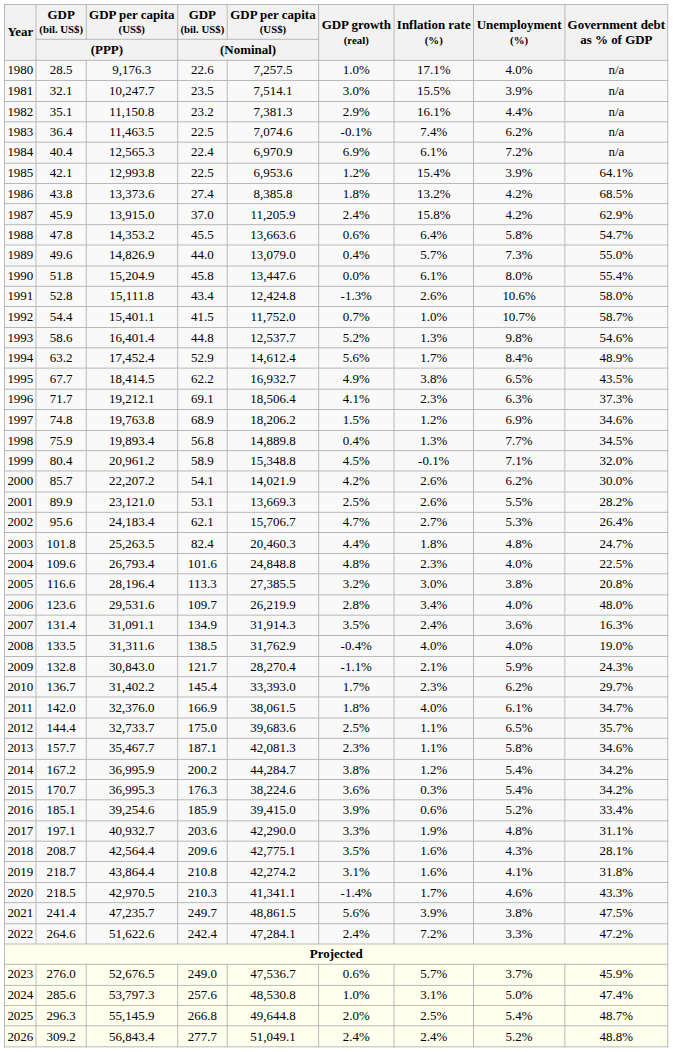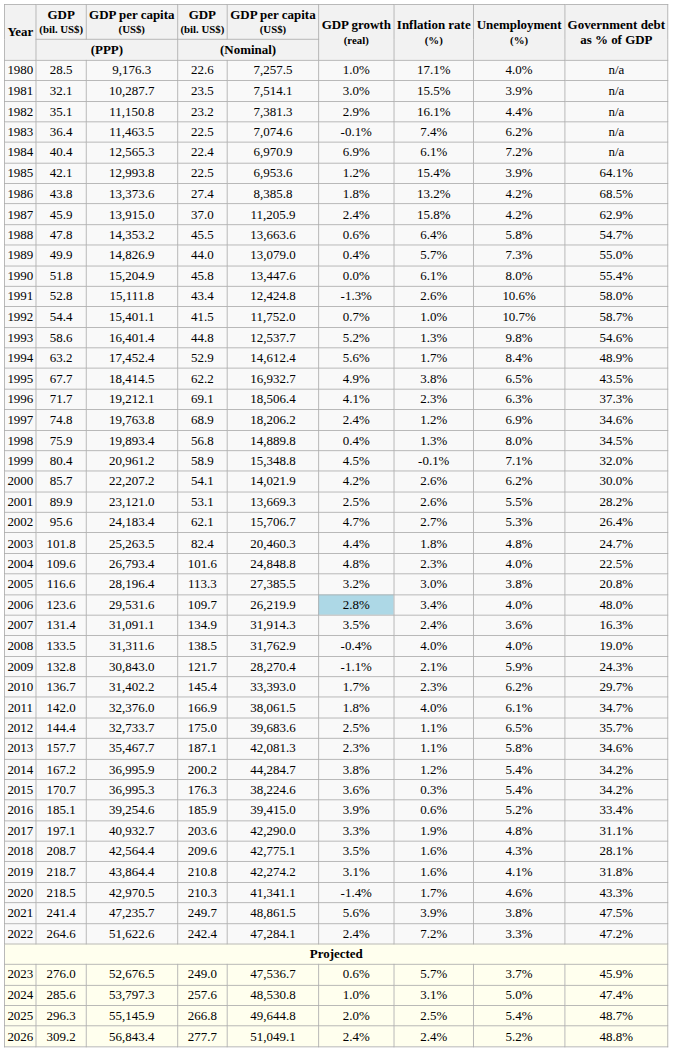(132, 91) 10,247.7 -> (132, 91) 10,287.7
(61, 255) 49.6 -> (61, 255) 49.9
(356, 419) 1.5% -> (356, 419) 2.4%
(519, 440) 7.7% -> (519, 440) 8.0%
(356, 604) no background -> (356, 604) lightblue background
